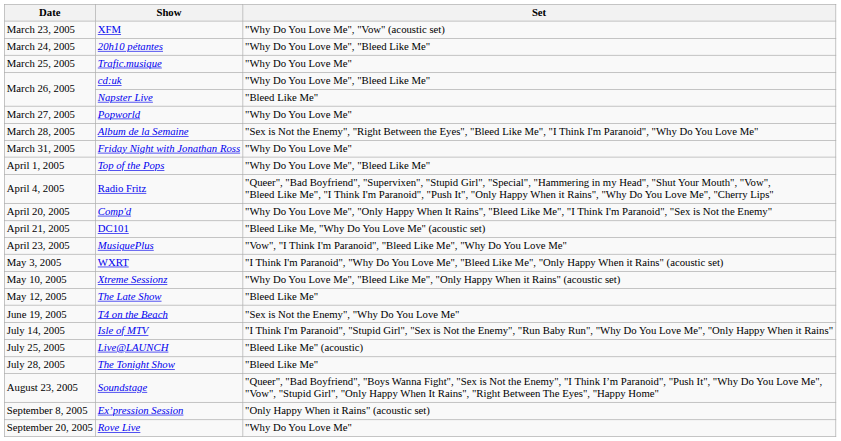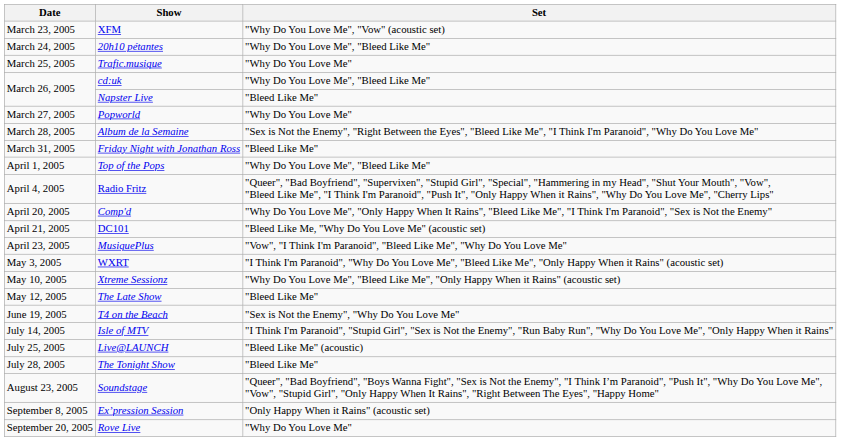(298, 149) "Why Do You Love Me" -> (282, 149) "Bleed Like Me"
